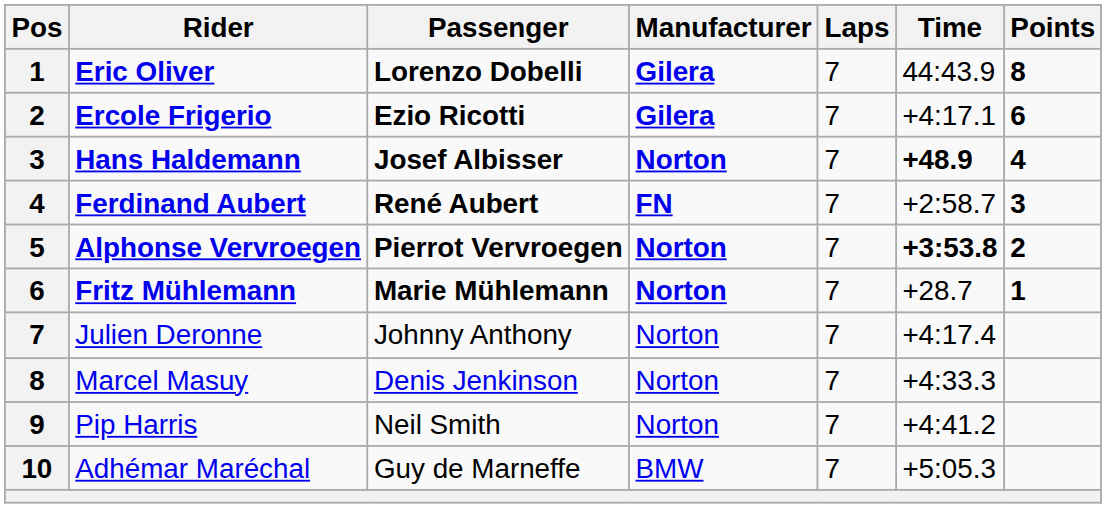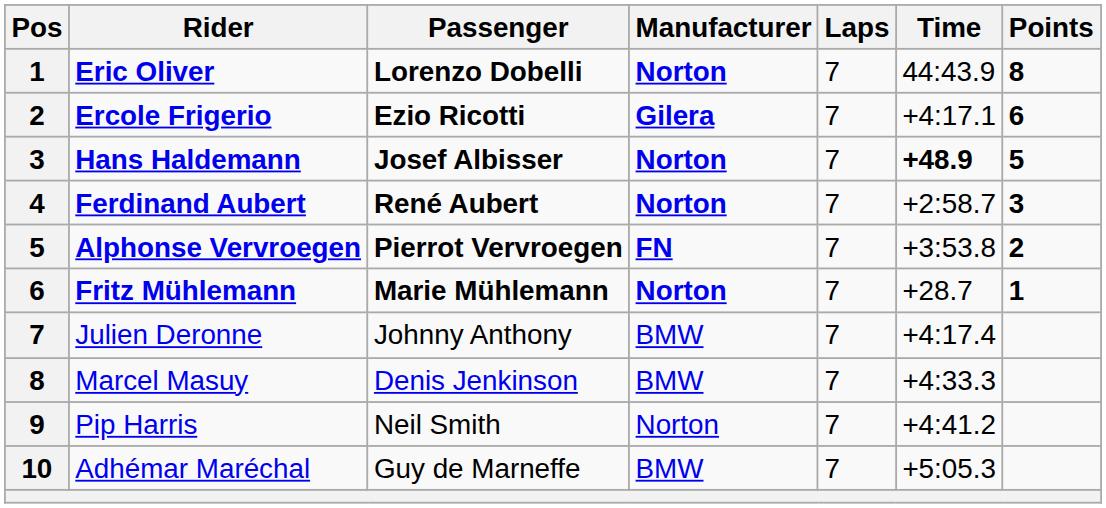(675, 71) Gilera -> (681, 71) Norton
(1018, 159) 4 -> (1017, 159) 5
(654, 203) FN -> (681, 203) Norton
(681, 247) Norton -> (654, 247) FN
(950, 247) bold -> (949, 247) normal
(677, 335) Norton -> (670, 335) BMW
(677, 379) Norton -> (670, 379) BMW
